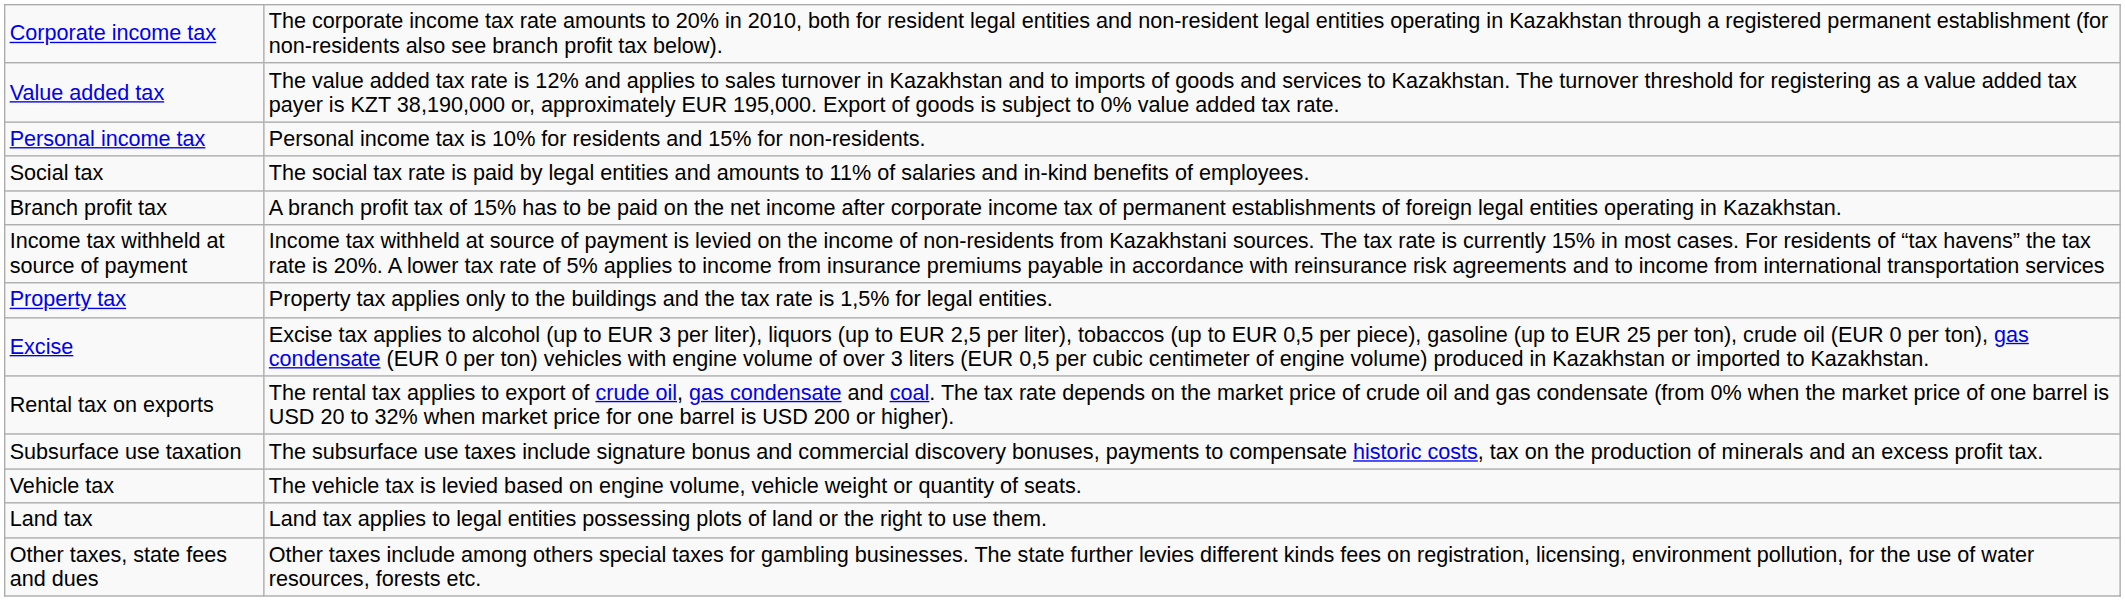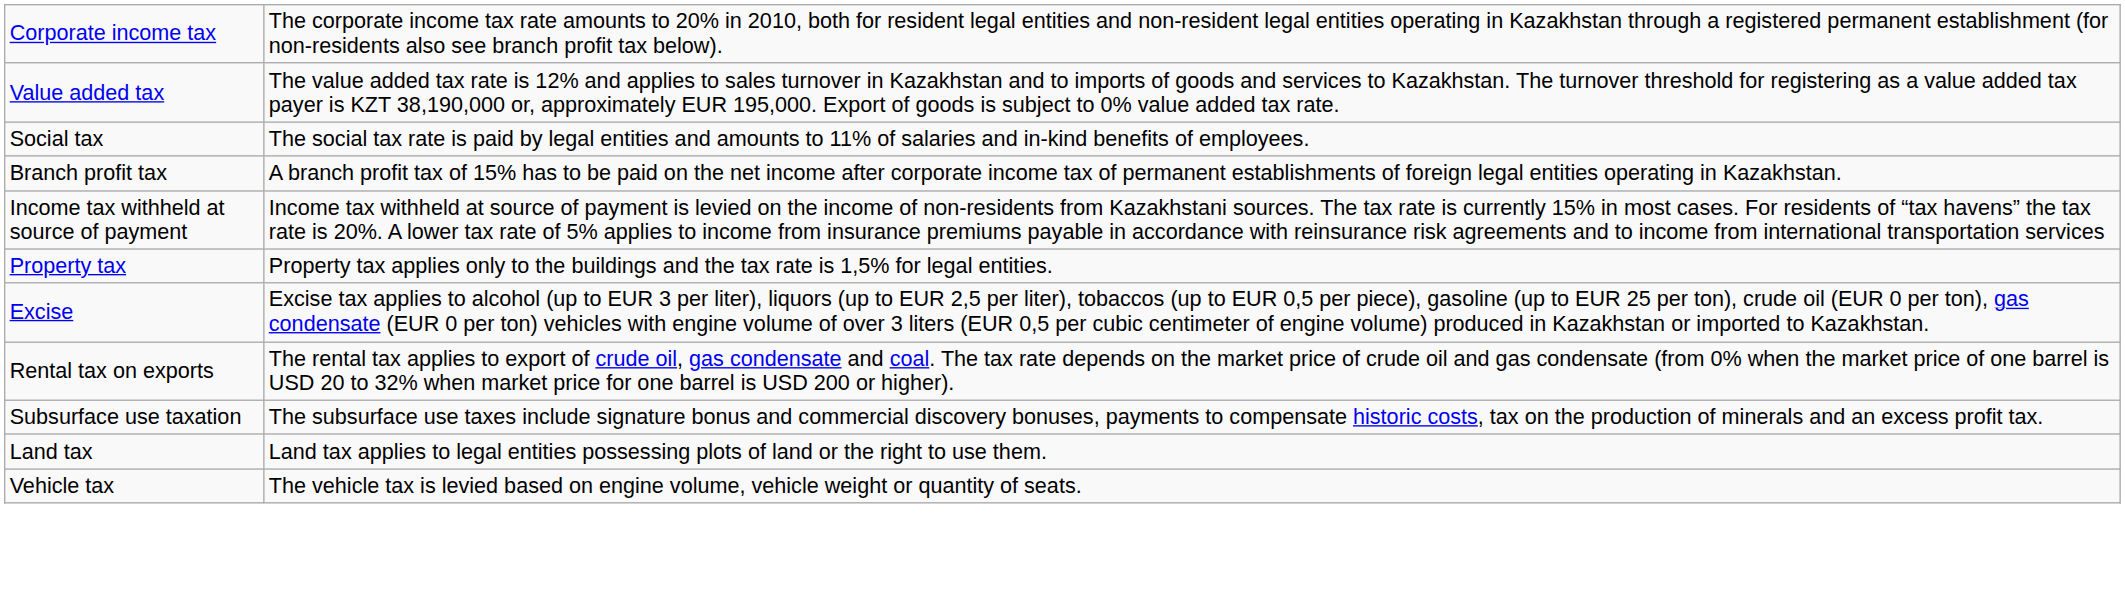- row: (108, 138)
rows swapped: (62, 485) <-> (51, 519)
- row: (118, 566)
